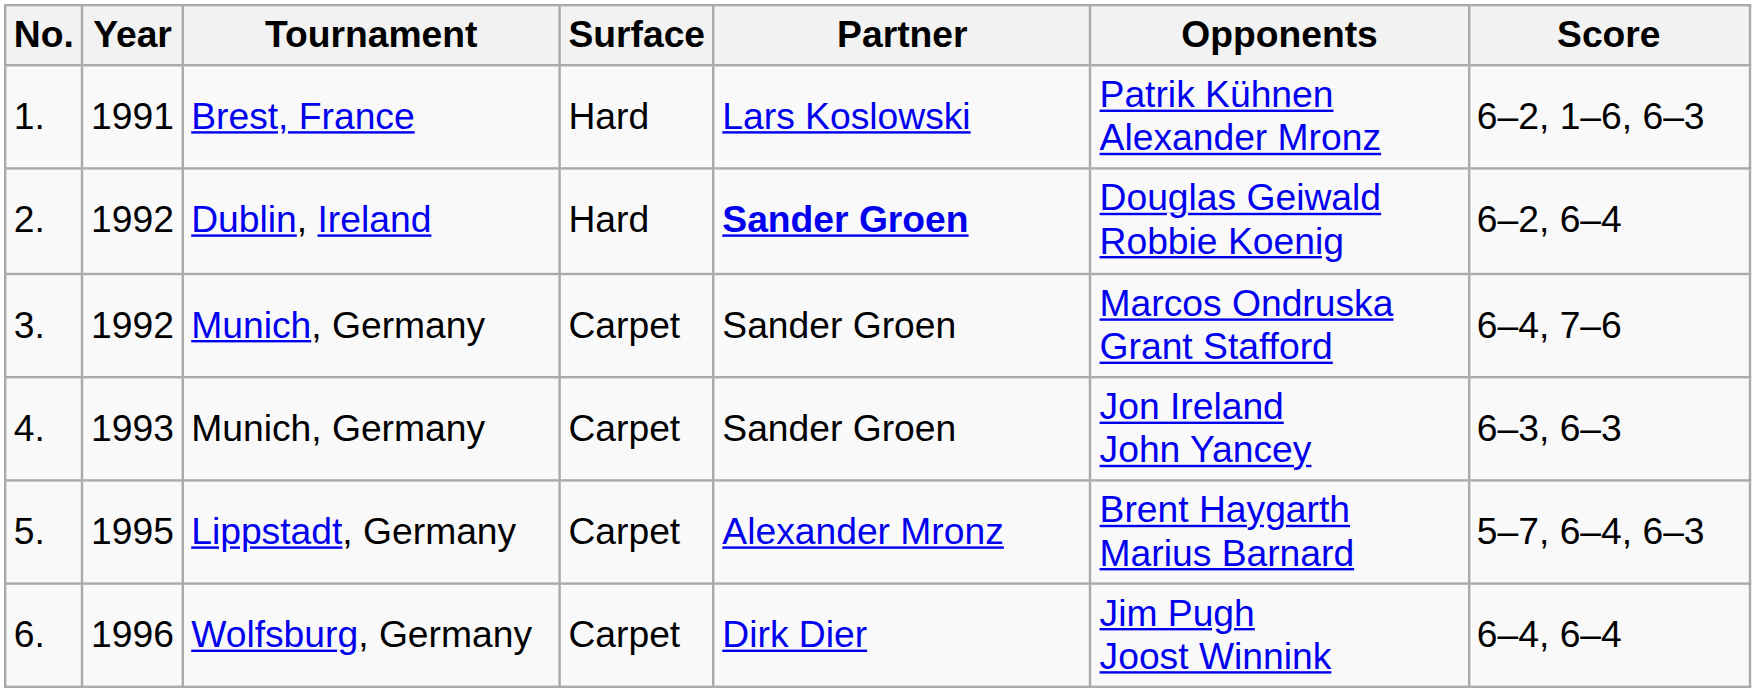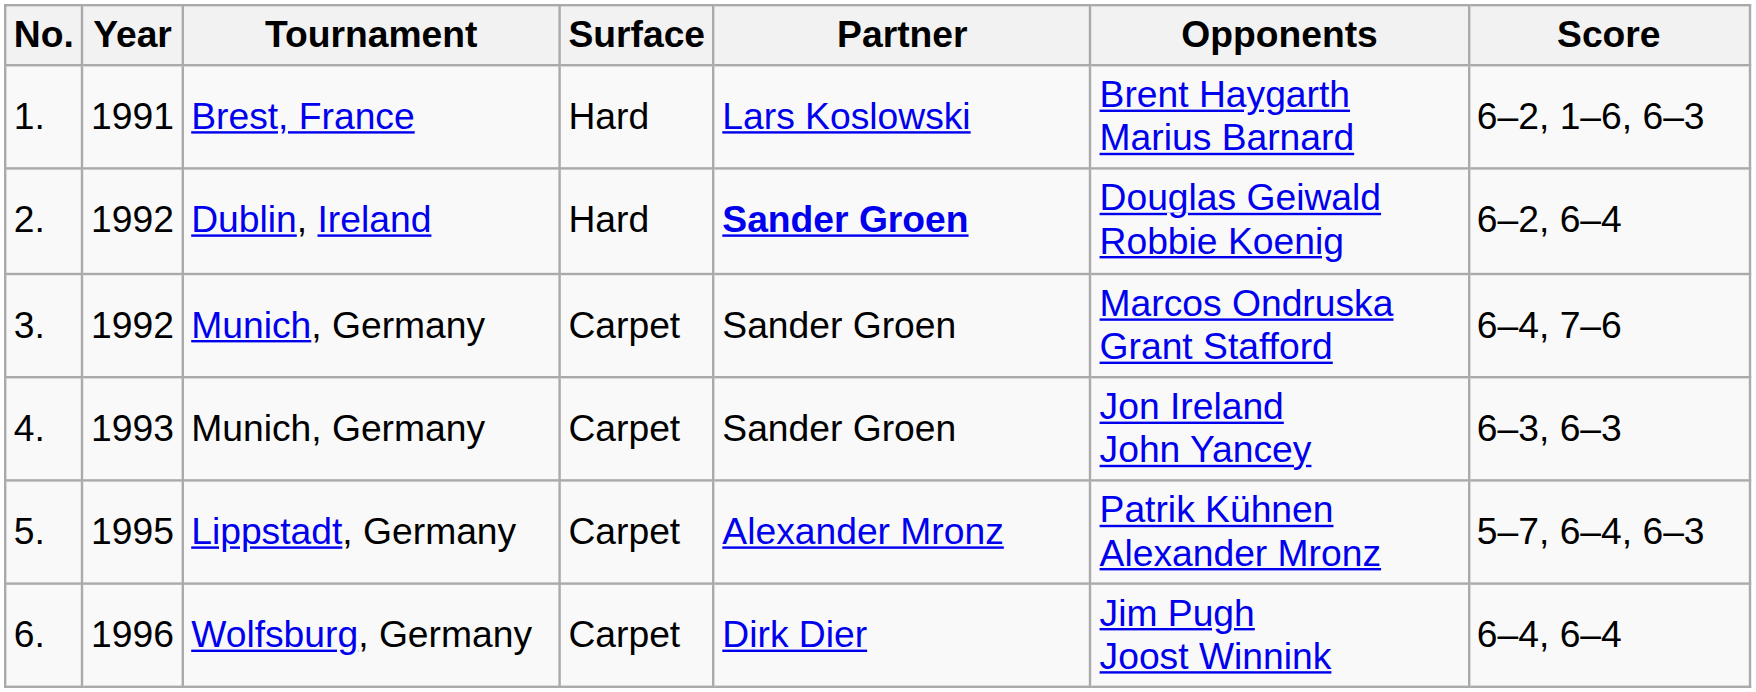(1240, 116) Patrik Kühnen Alexander Mronz -> (1227, 116) Brent Haygarth Marius Barnard
(1227, 530) Brent Haygarth Marius Barnard -> (1240, 530) Patrik Kühnen Alexander Mronz
